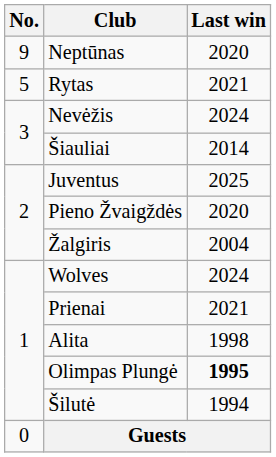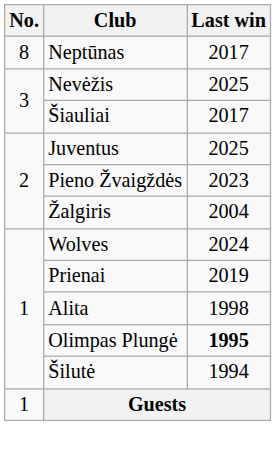(24, 52) 9 -> (24, 52) 8
(229, 52) 2020 -> (229, 52) 2017
- row: (71, 84)
(229, 116) 2024 -> (229, 84) 2025
(229, 148) 2014 -> (229, 116) 2017
(229, 212) 2020 -> (229, 180) 2023
(229, 308) 2021 -> (229, 276) 2019
(24, 436) 0 -> (24, 404) 1
